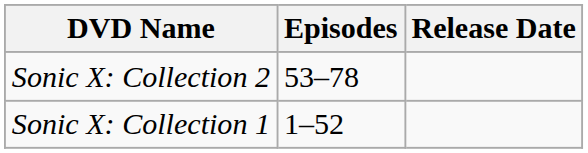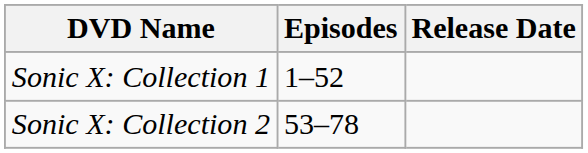rows swapped: (141, 123) <-> (141, 76)
